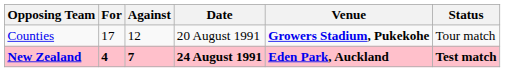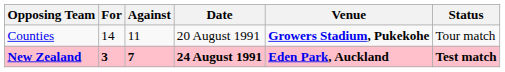(108, 35) 17 -> (108, 35) 14
(134, 35) 12 -> (134, 35) 11
(105, 56) 4 -> (105, 56) 3
